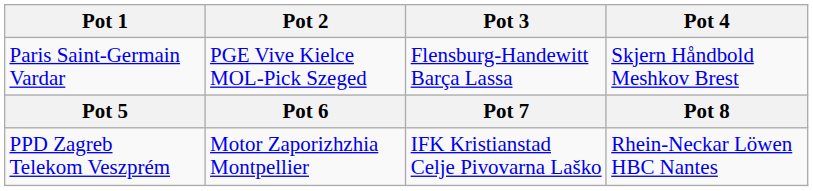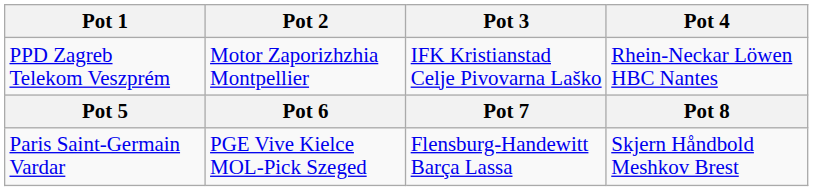rows swapped: (95, 66) <-> (90, 156)
